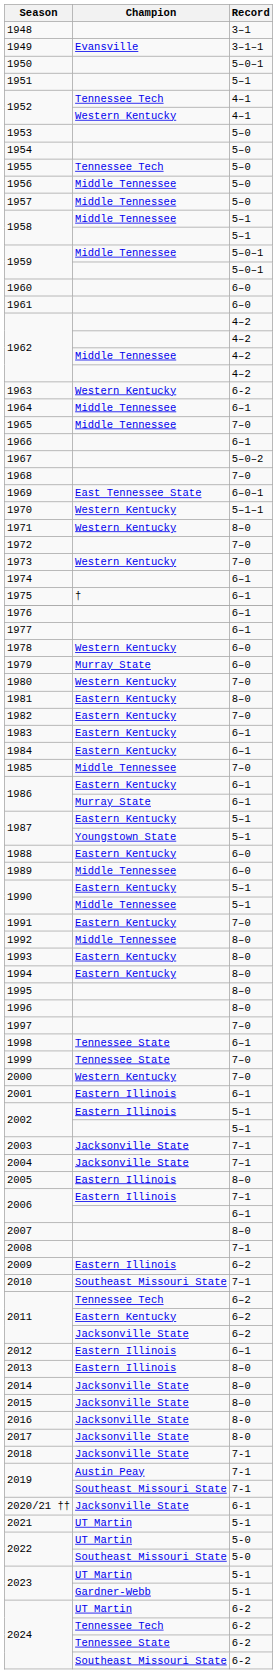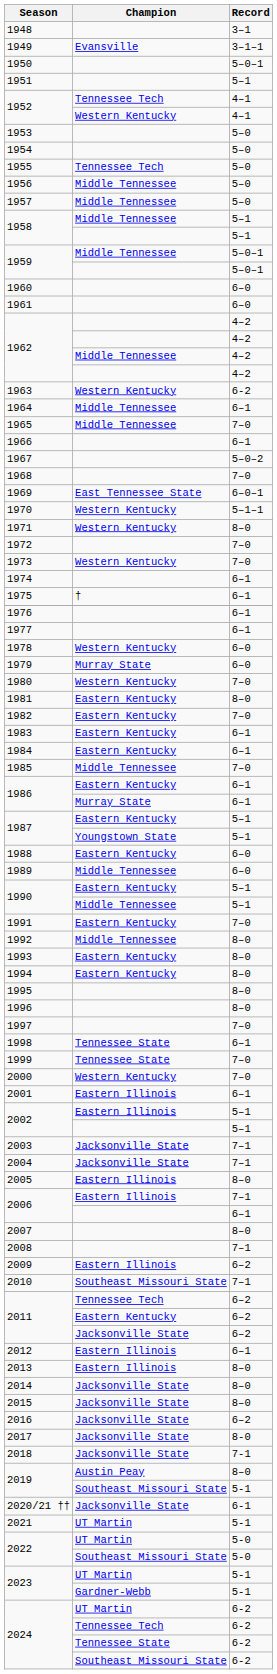(241, 1420) 8-0 -> (241, 1420) 6–2
(241, 1472) 7-1 -> (241, 1472) 8–0
(241, 1489) 7-1 -> (241, 1489) 5-1
